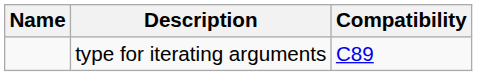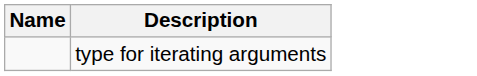- column: (401, 20)
